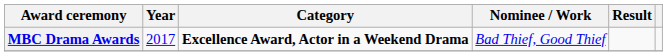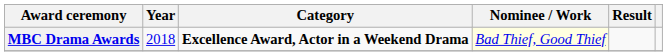(161, 39) 2017 -> (161, 39) 2018
(540, 39) no background -> (540, 39) lightyellow background
